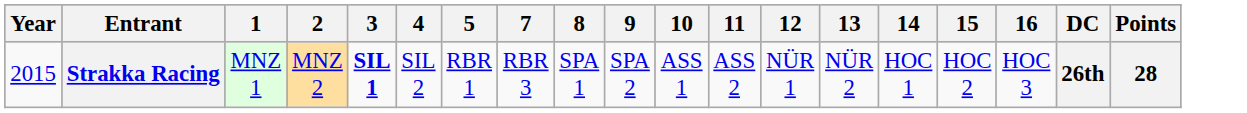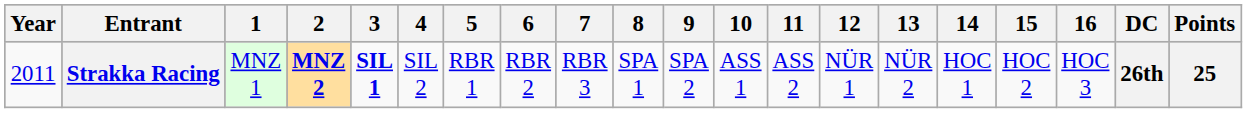+ column: (528, 22)
(33, 74) 2015 -> (33, 74) 2011
(317, 74) normal -> (319, 74) bold
(1146, 74) 28 -> (1205, 74) 25
